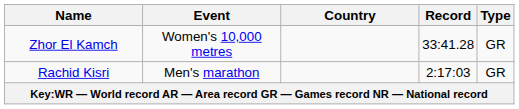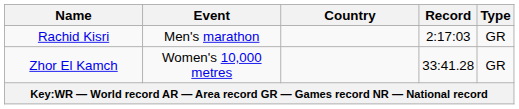rows swapped: (74, 73) <-> (74, 44)
